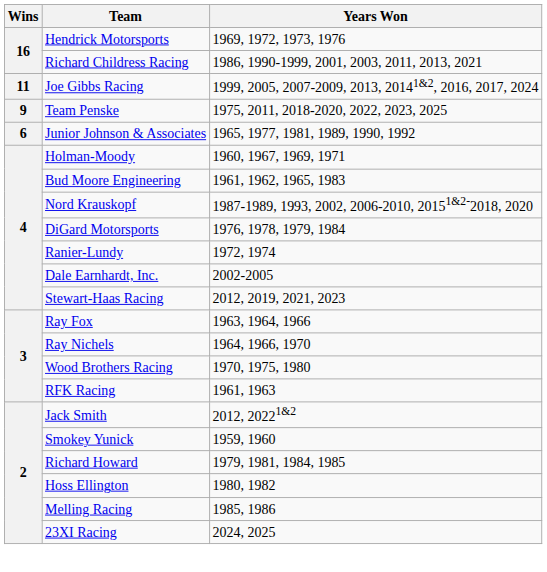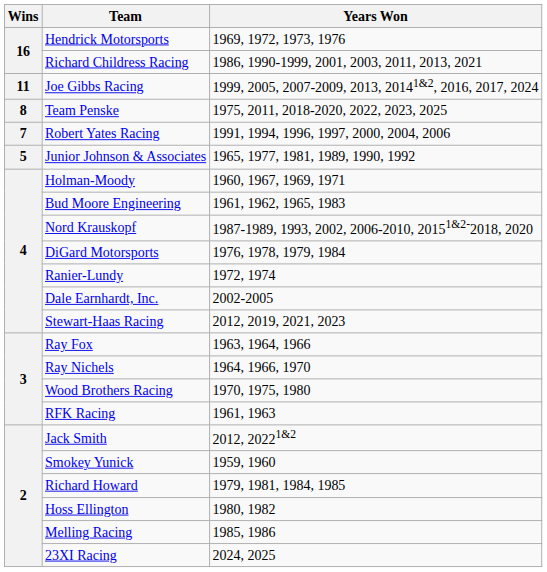(23, 111) 9 -> (23, 111) 8
+ row: (102, 134)
(23, 134) 6 -> (23, 157) 5
